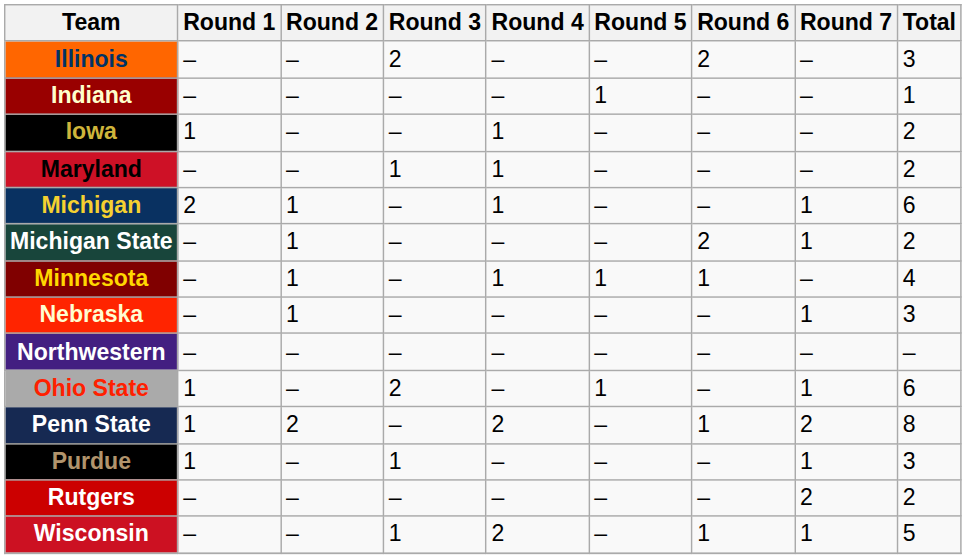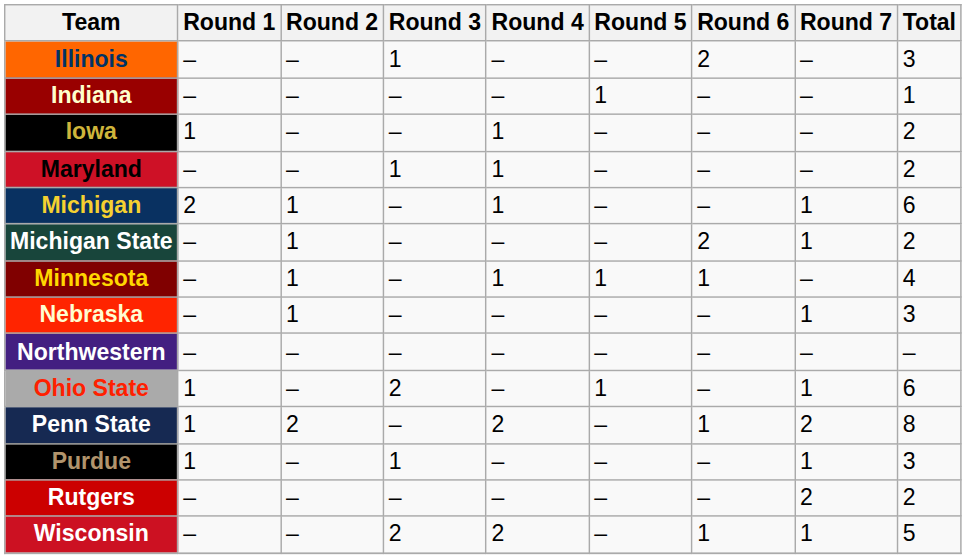(395, 59) 2 -> (395, 59) 1
(395, 534) 1 -> (395, 534) 2
